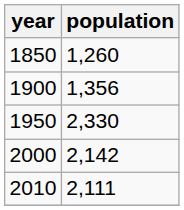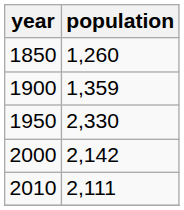(93, 88) 1,356 -> (93, 88) 1,359
